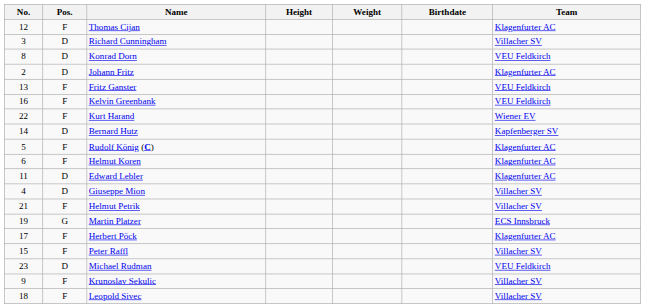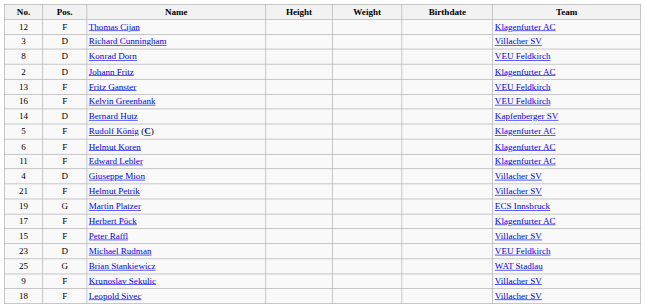- row: (112, 117)
(65, 176) D -> (65, 161) F
+ row: (122, 266)
